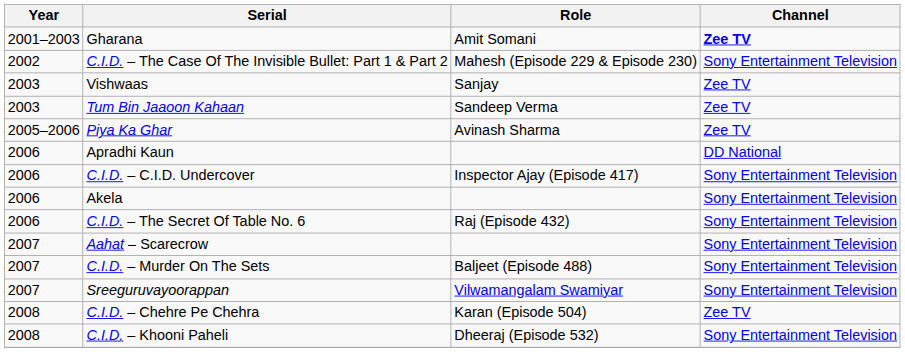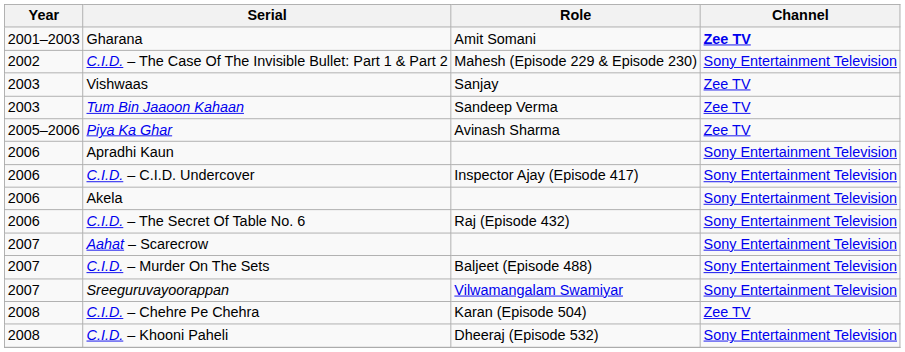(742, 152) DD National -> (800, 152) Sony Entertainment Television
